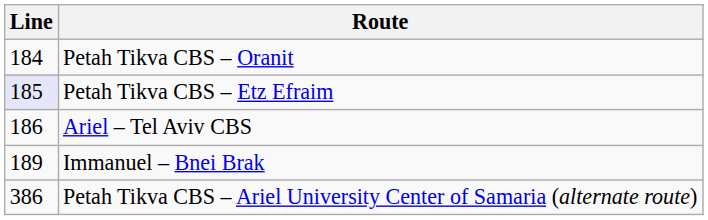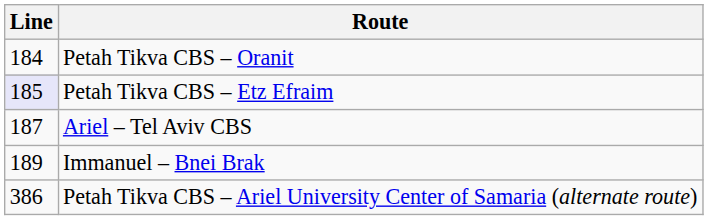(26, 127) 186 -> (26, 127) 187
